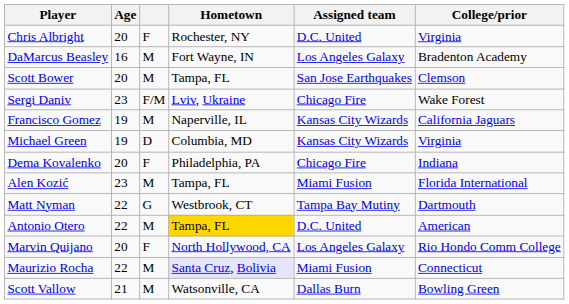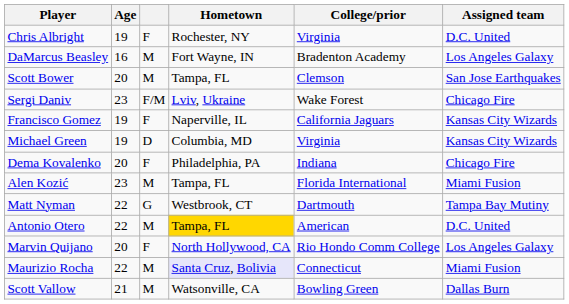columns swapped: (489, 15) <-> (354, 15)
(121, 36) 20 -> (121, 36) 19
(148, 120) M -> (146, 120) F
